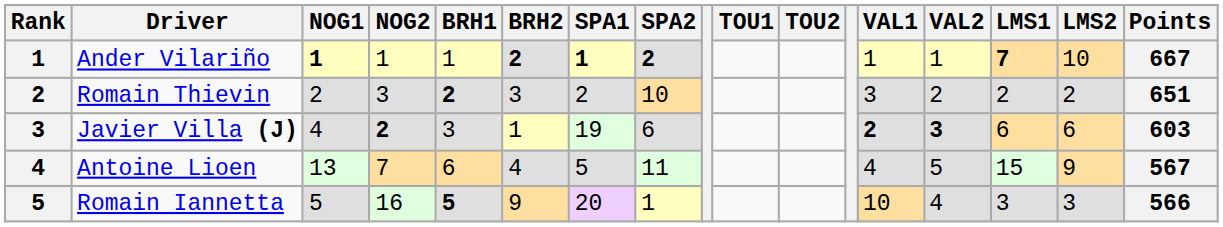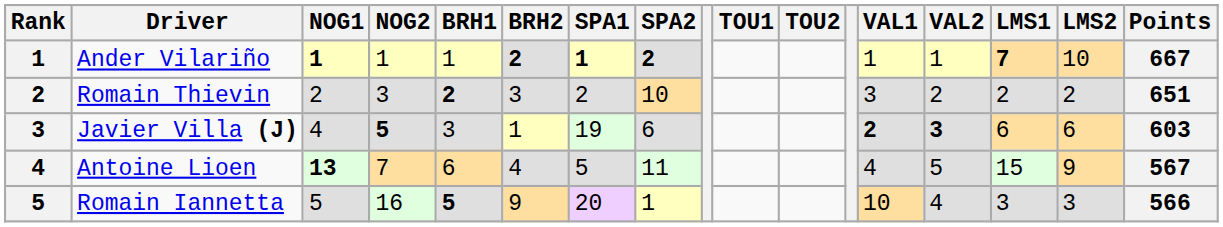(382, 132) 2 -> (382, 132) 5
(323, 168) normal -> (323, 168) bold
